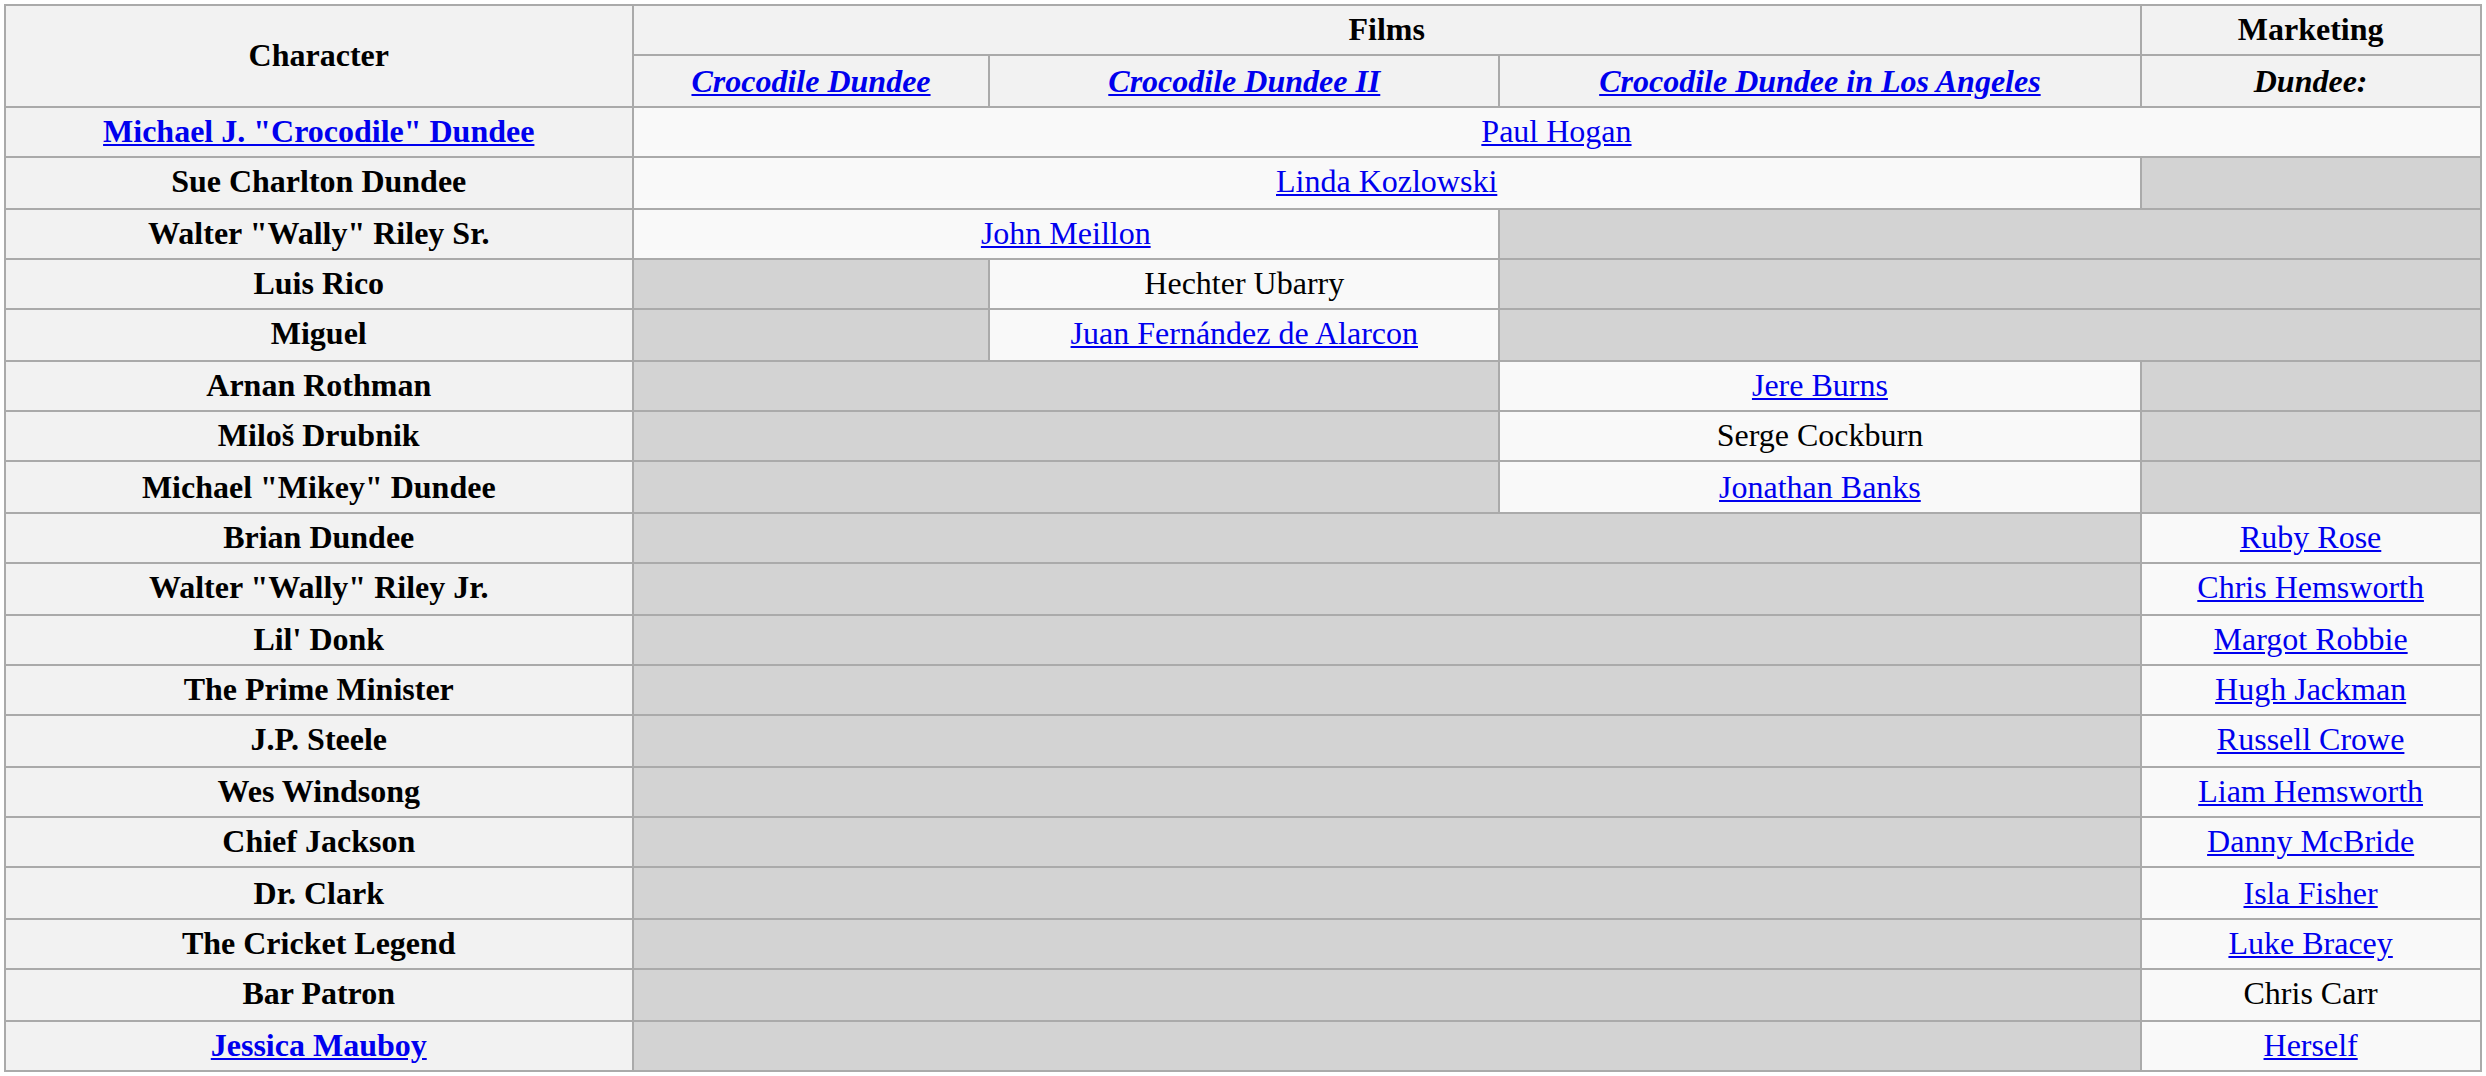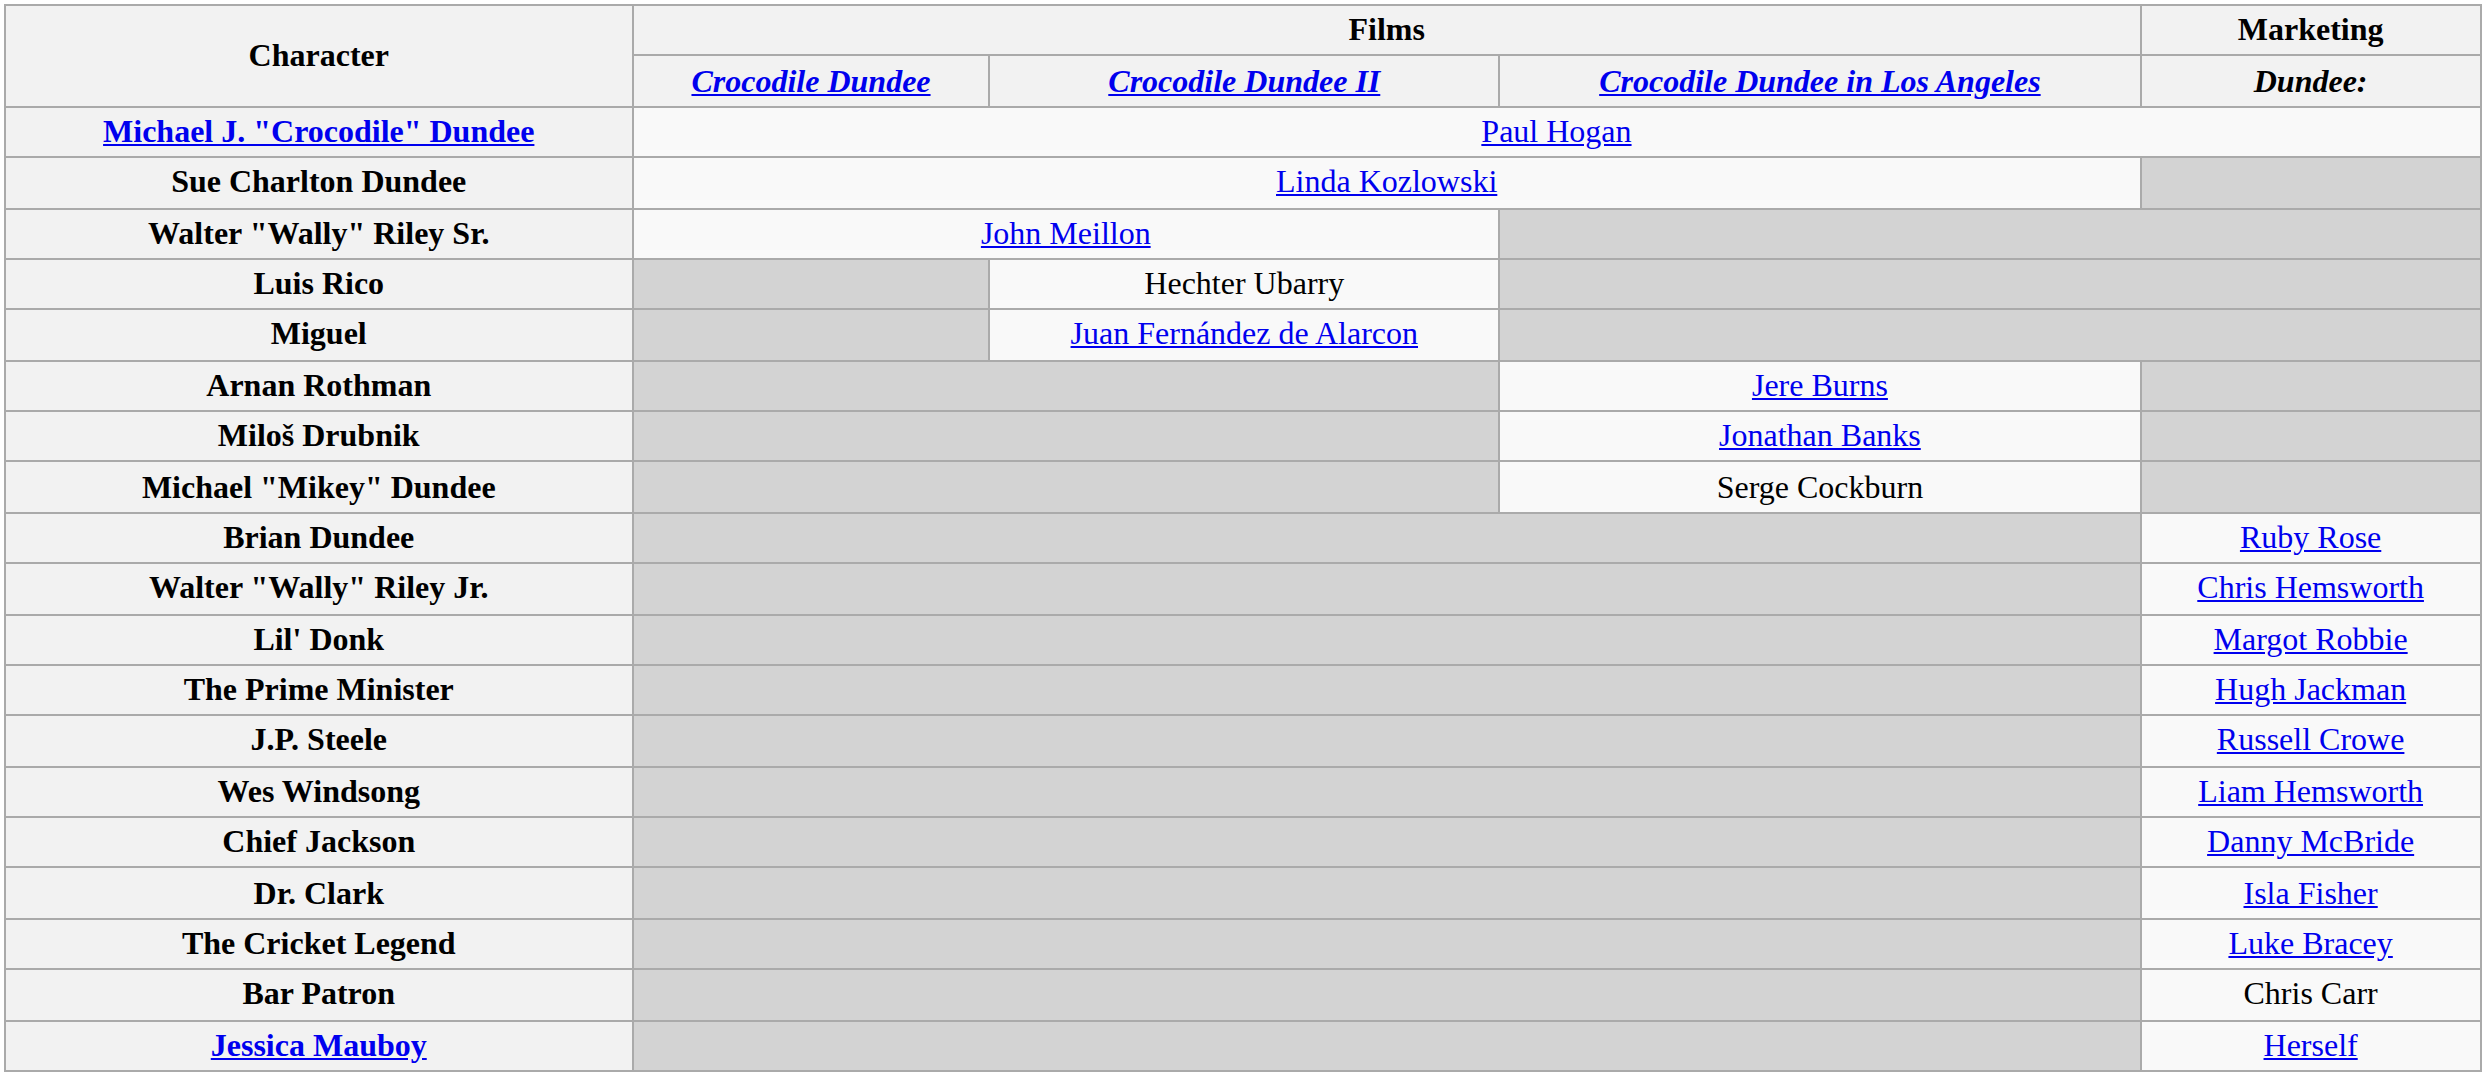(1820, 435) Serge Cockburn -> (1820, 435) Jonathan Banks
(1820, 486) Jonathan Banks -> (1820, 486) Serge Cockburn
